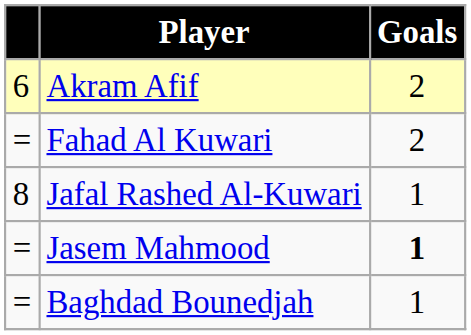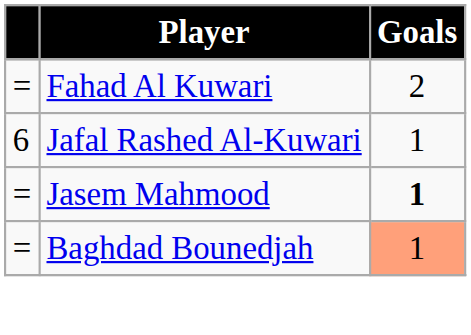- row: (123, 85)
(21, 194) 8 -> (21, 140) 6
(417, 302) no background -> (417, 248) lightsalmon background
